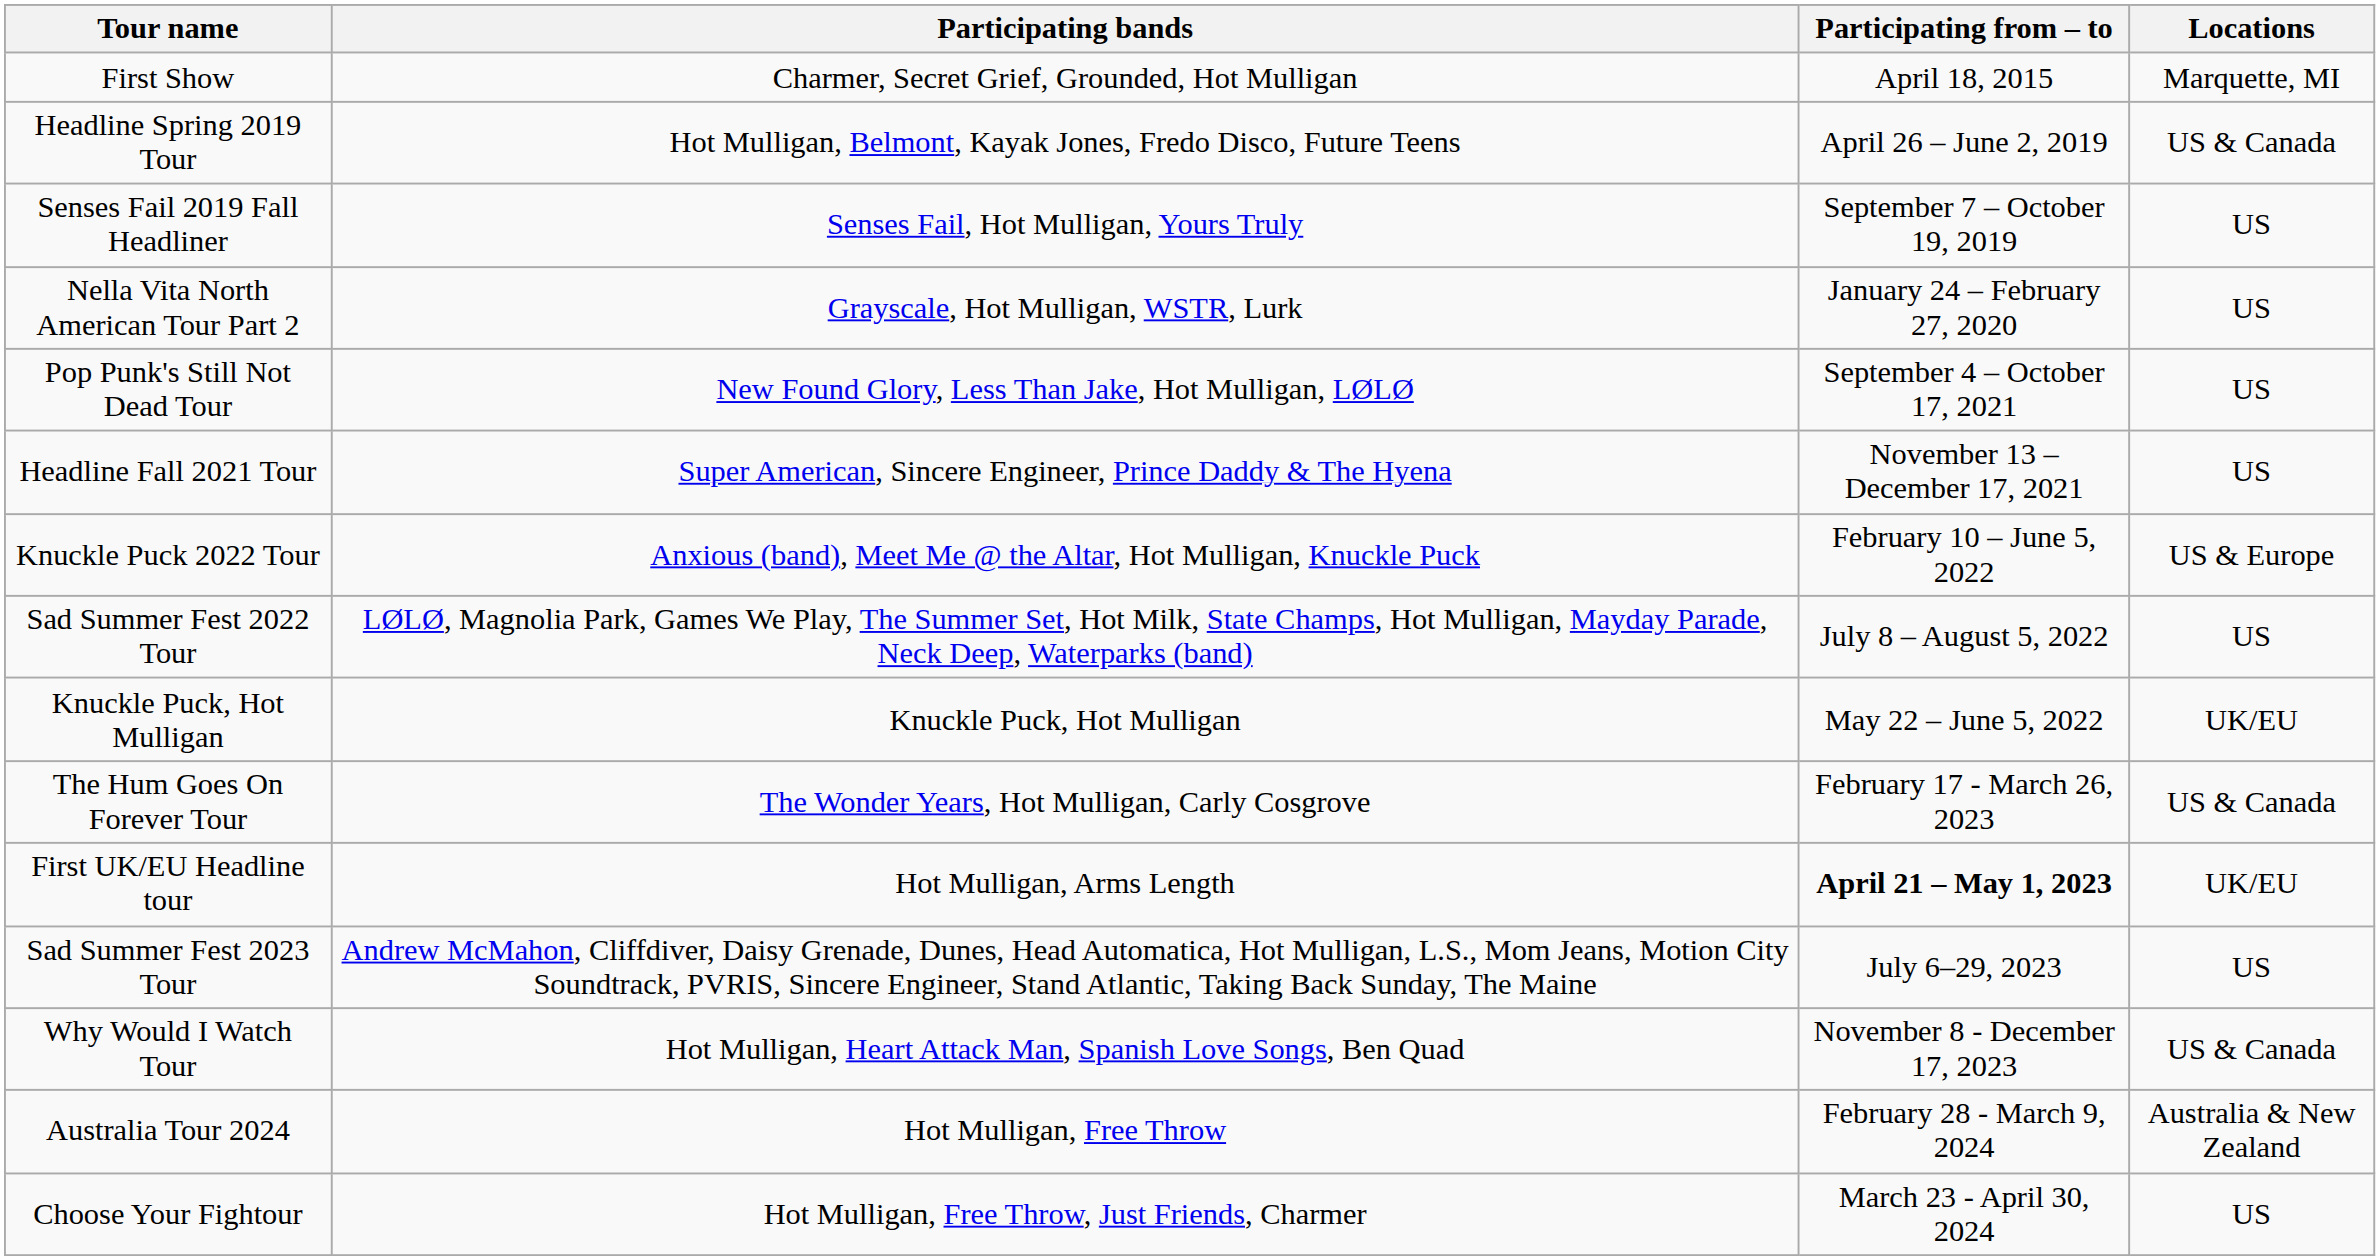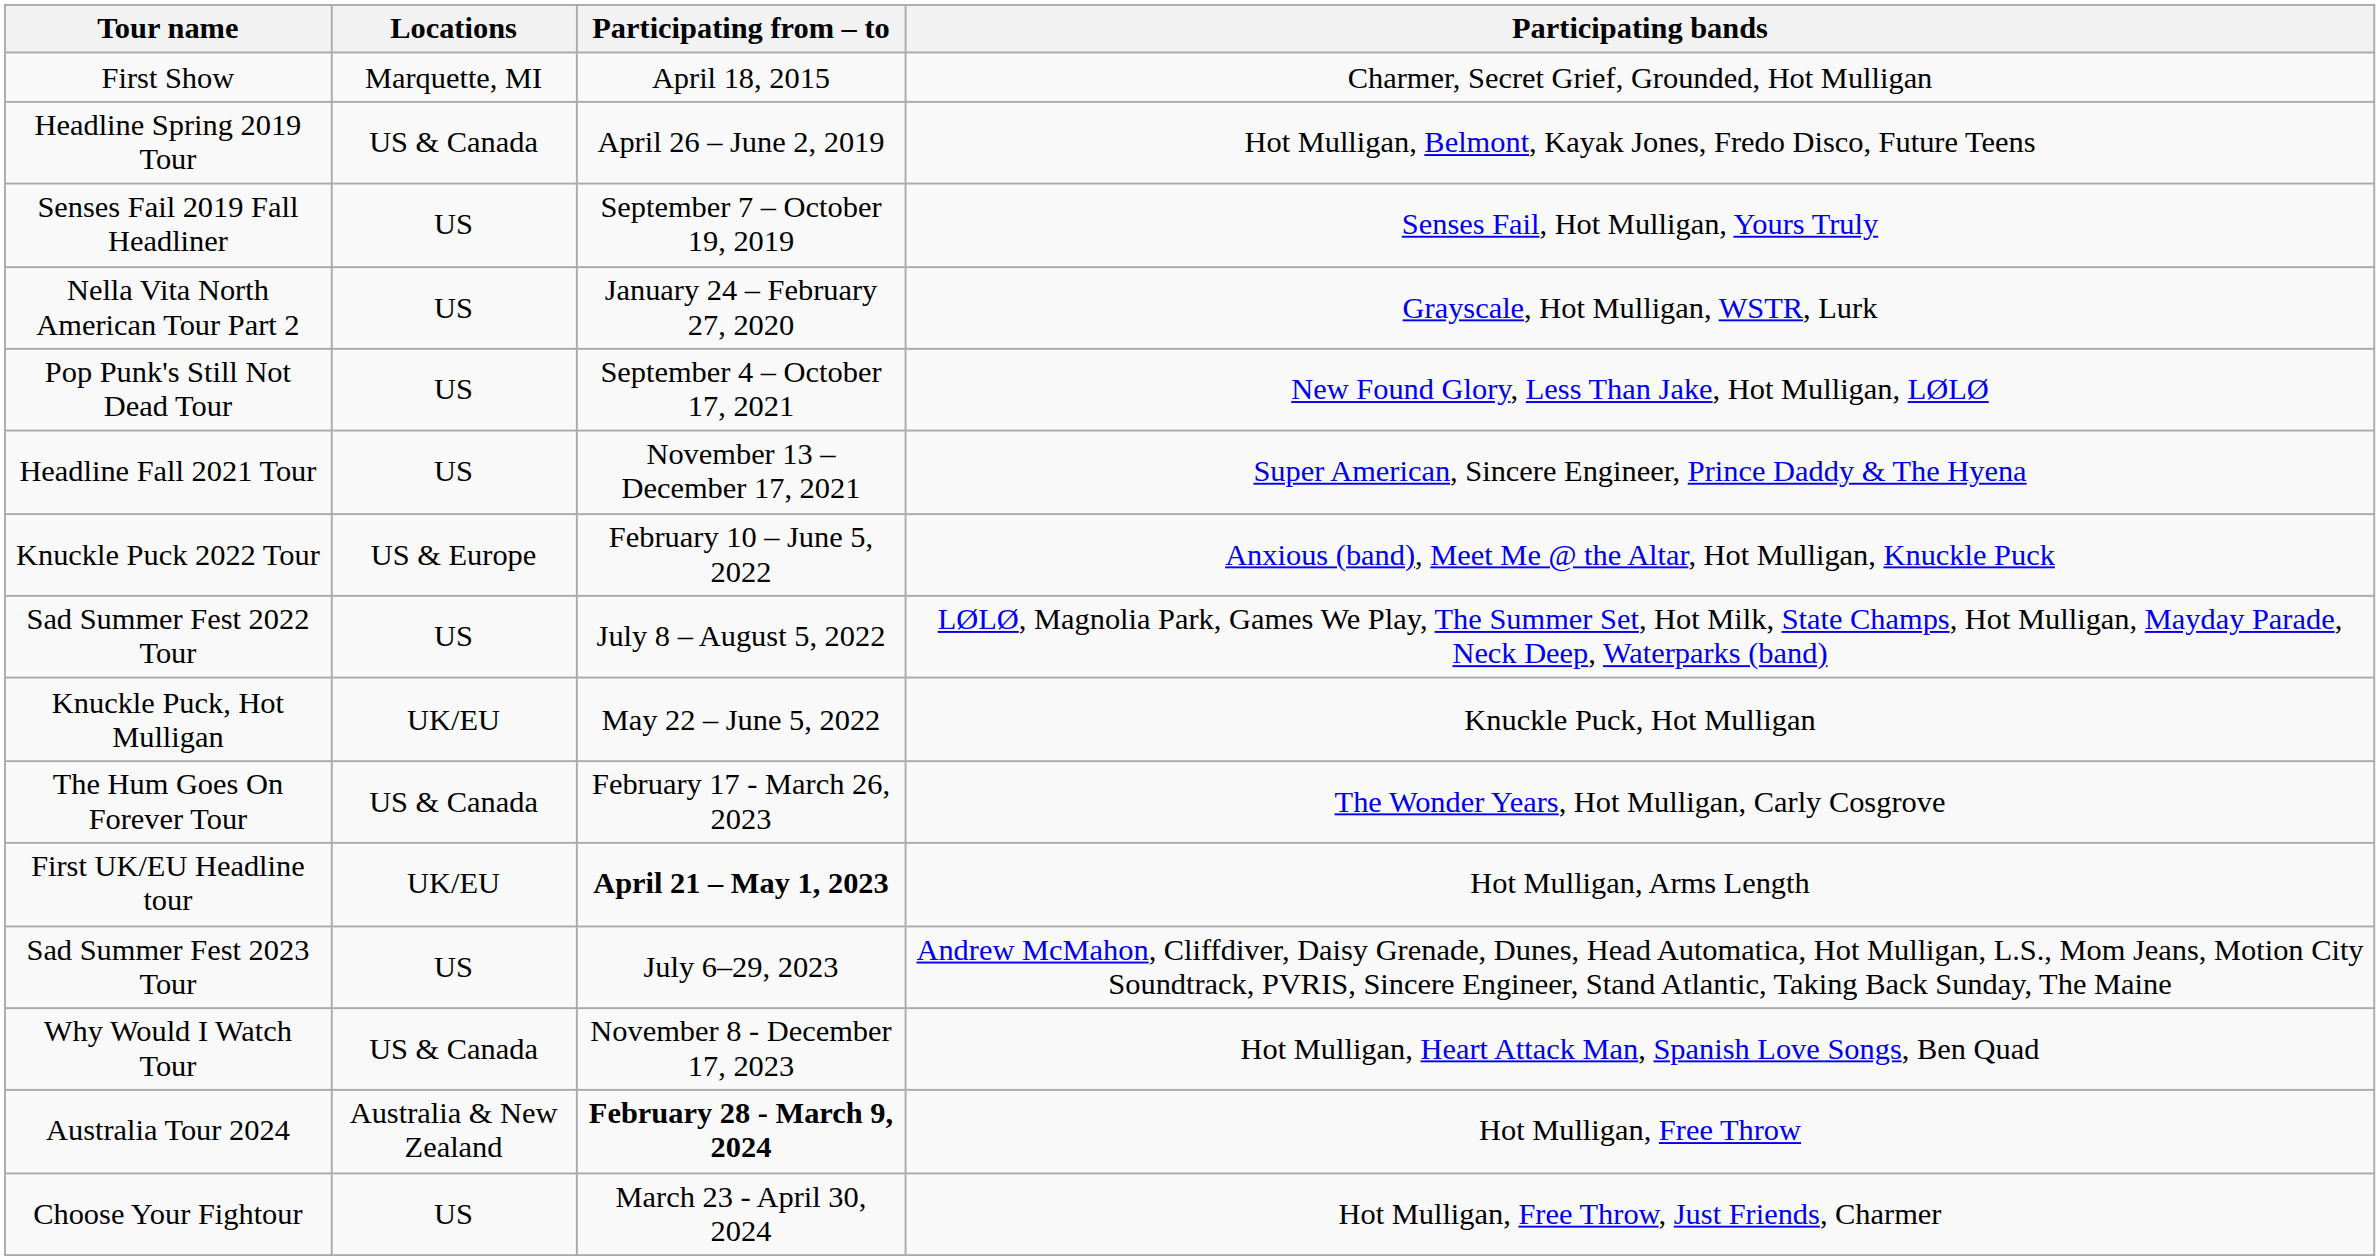columns swapped: (1065, 28) <-> (2252, 28)
(1964, 1131) normal -> (741, 1131) bold
